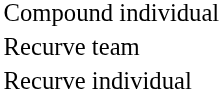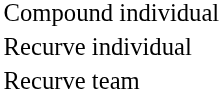rows swapped: (98, 80) <-> (72, 47)
